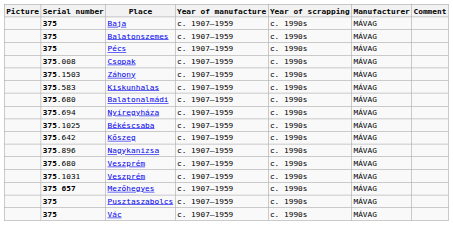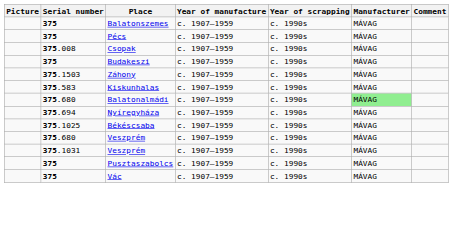- row: (50, 23)
+ row: (50, 62)
(365, 100) no background -> (365, 100) lightgreen background
- row: (59, 138)
- row: (59, 150)
- row: (59, 189)
